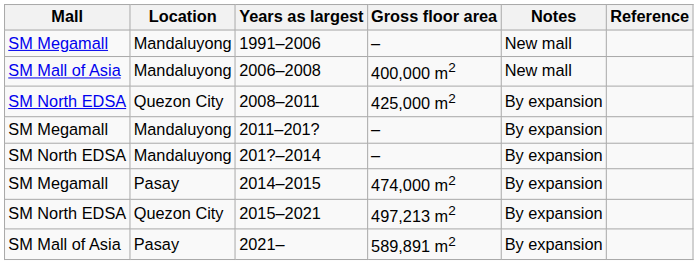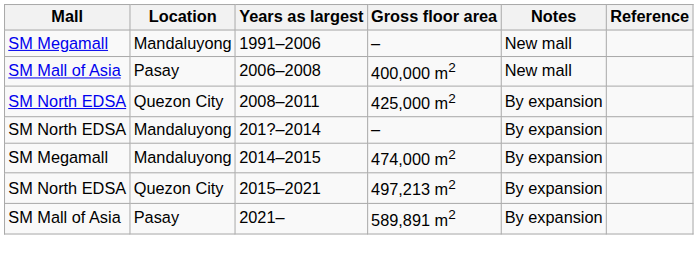(183, 71) Mandaluyong -> (156, 71) Pasay
- row: (279, 129)
(156, 183) Pasay -> (183, 157) Mandaluyong
